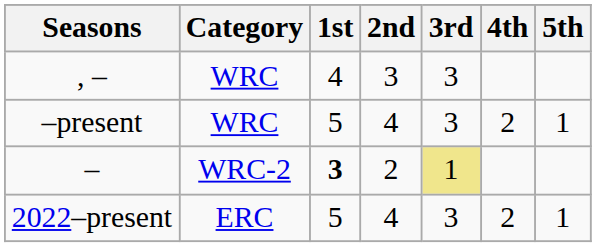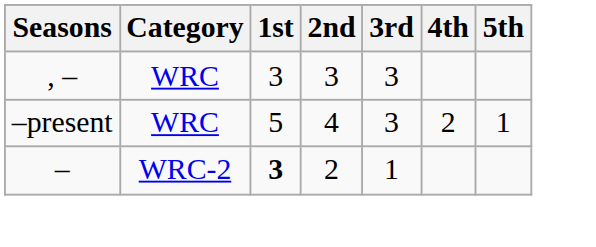(335, 75) 4 -> (276, 75) 3
(451, 169) khaki background -> (392, 169) no background
- row: (92, 216)
